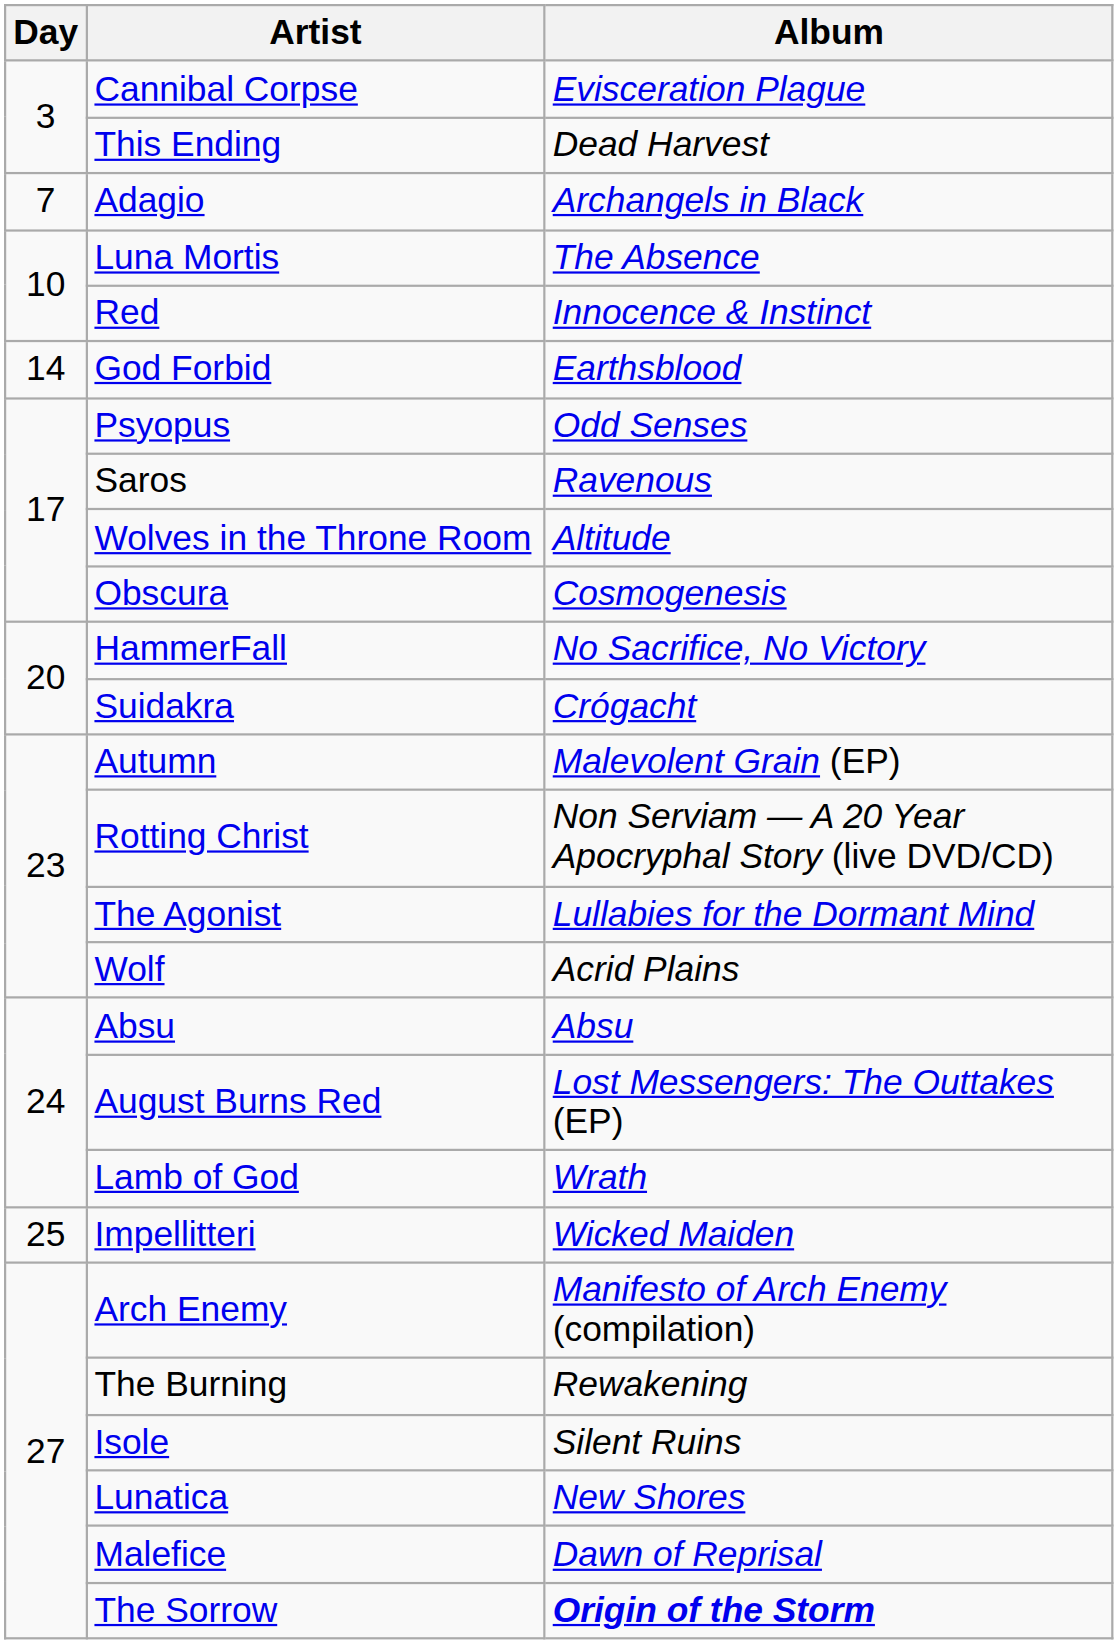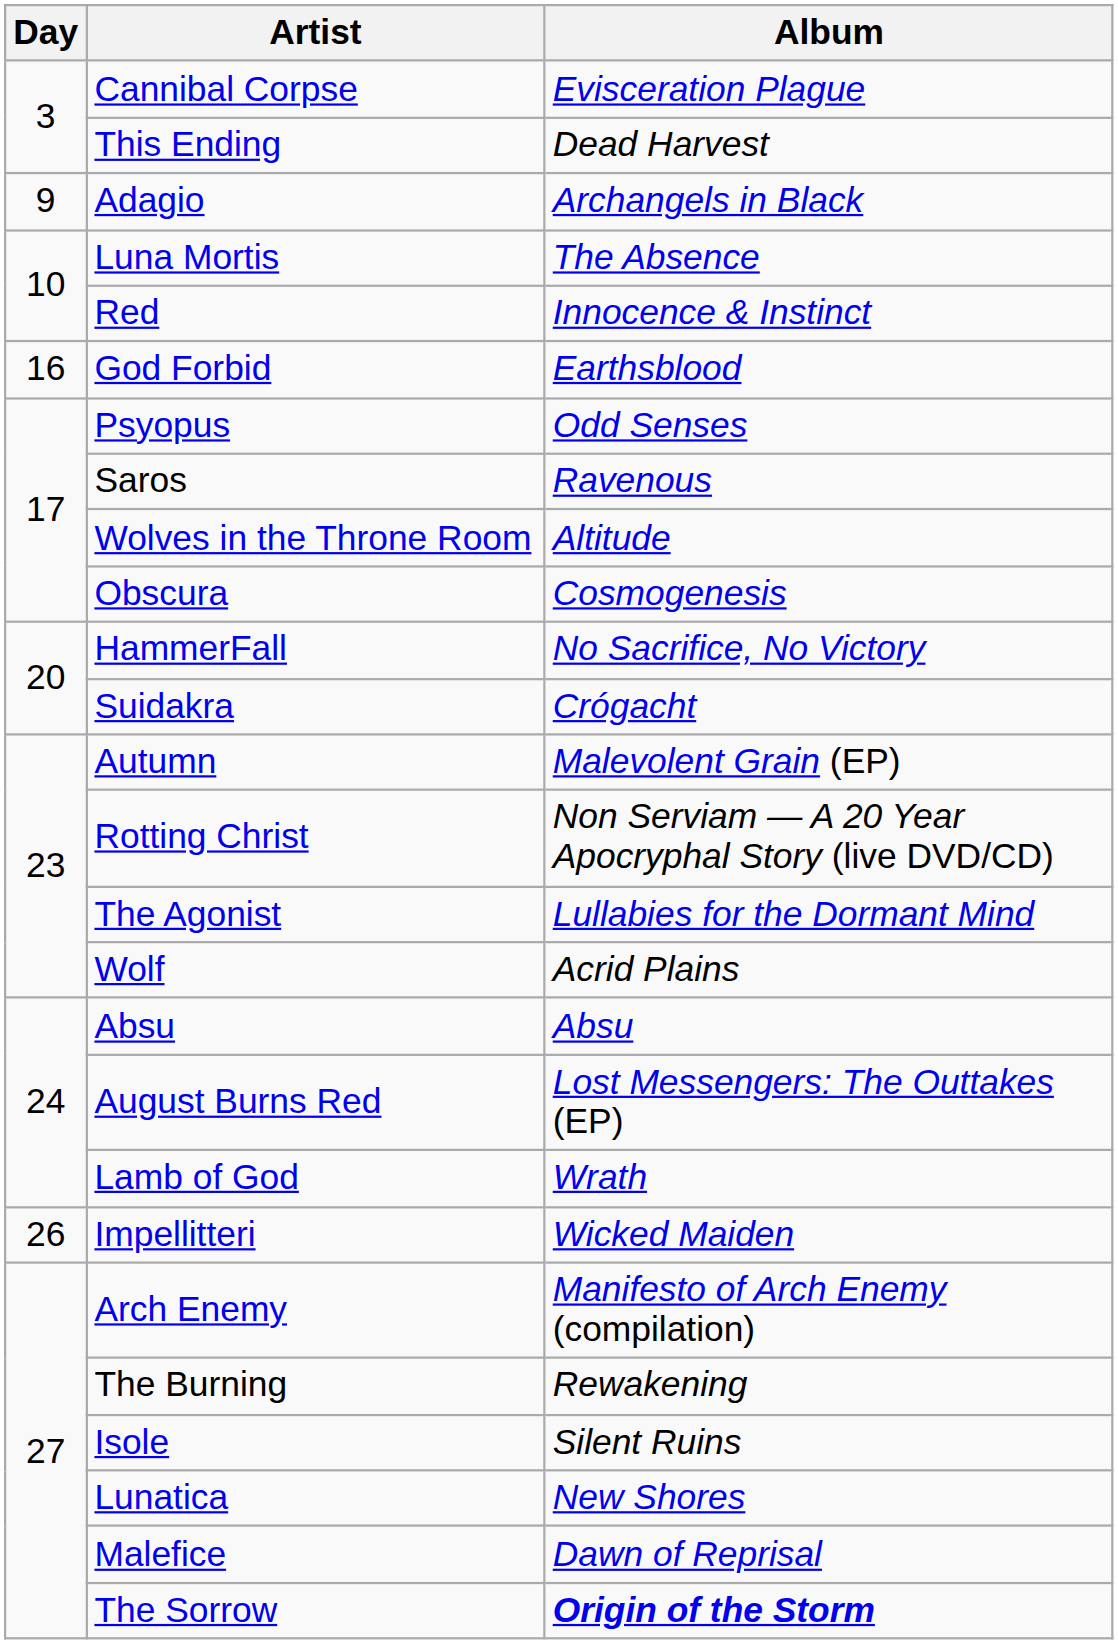(46, 200) 7 -> (46, 200) 9
(46, 369) 14 -> (46, 369) 16
(46, 1233) 25 -> (46, 1233) 26
